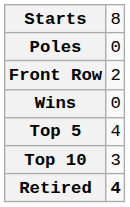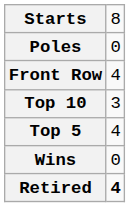(116, 75) 2 -> (116, 75) 4
rows swapped: (55, 103) <-> (55, 160)
